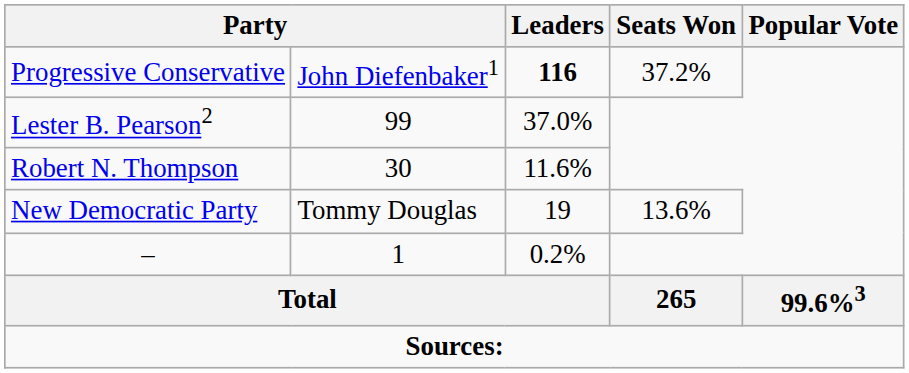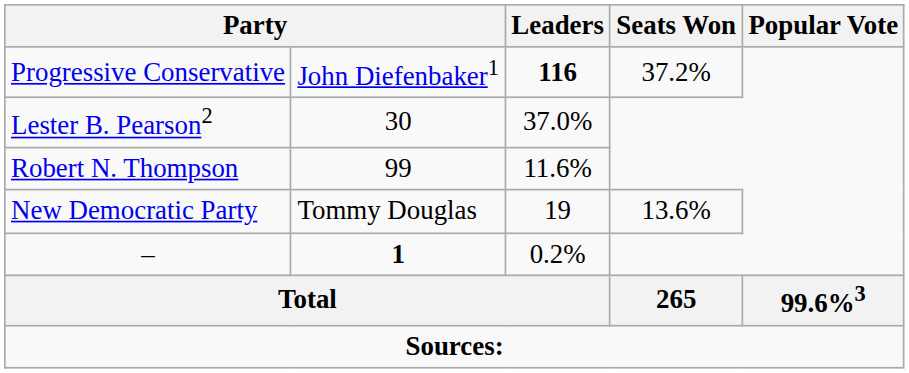(398, 121) 99 -> (398, 121) 30
(398, 168) 30 -> (398, 168) 99
(398, 253) normal -> (398, 253) bold
